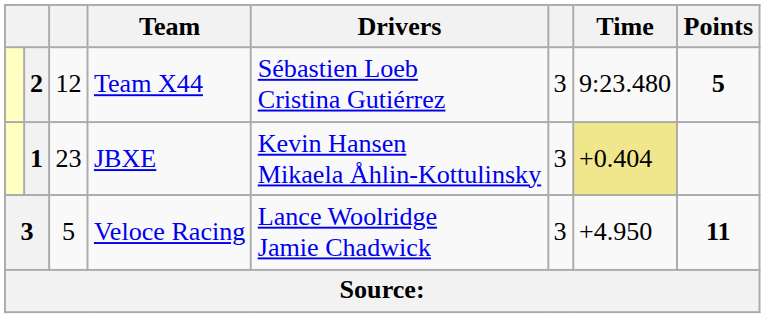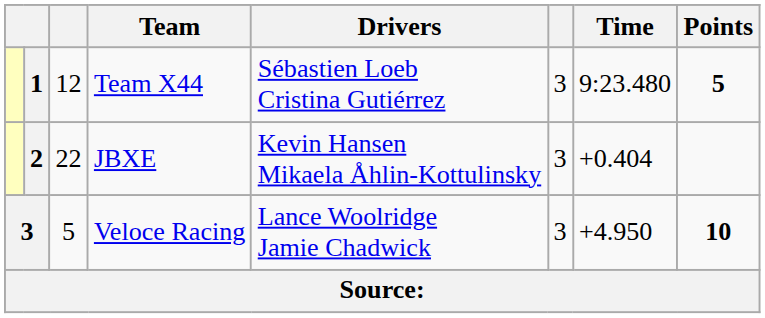(37, 84) 2 -> (37, 84) 1
(37, 157) 1 -> (37, 157) 2
(68, 157) 23 -> (68, 157) 22
(616, 157) khaki background -> (616, 157) no background
(718, 231) 11 -> (718, 231) 10
